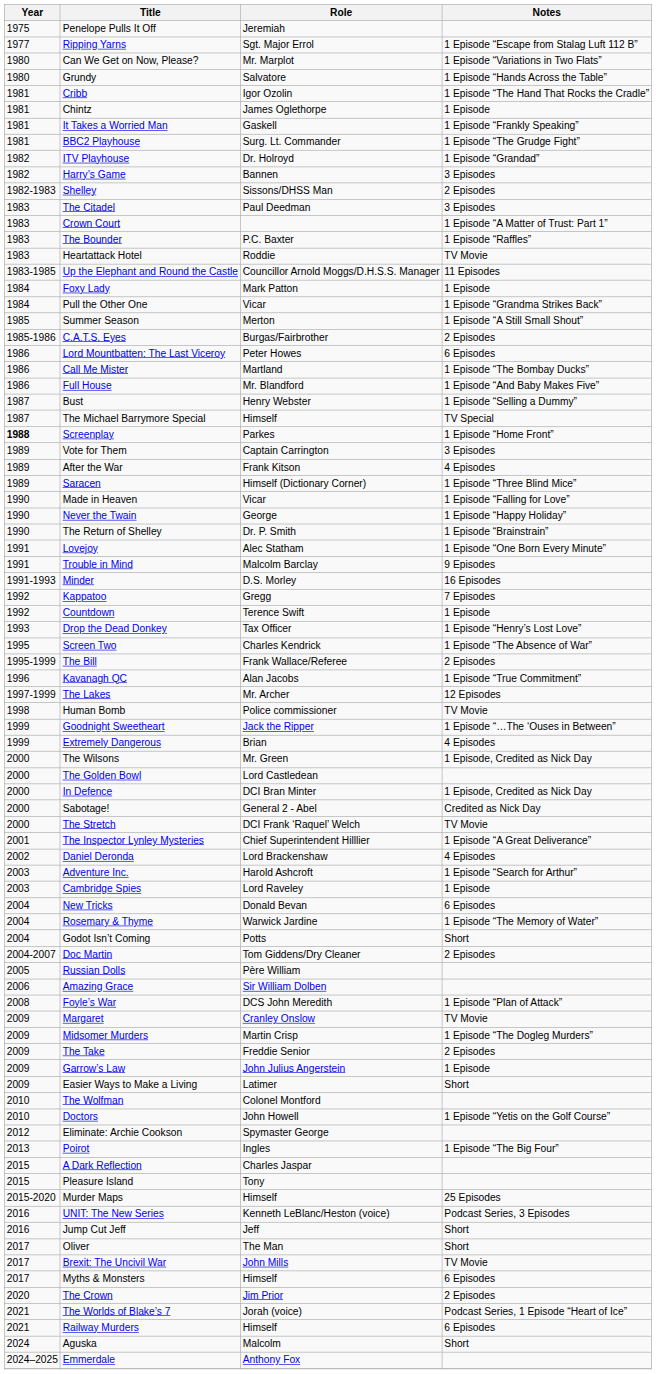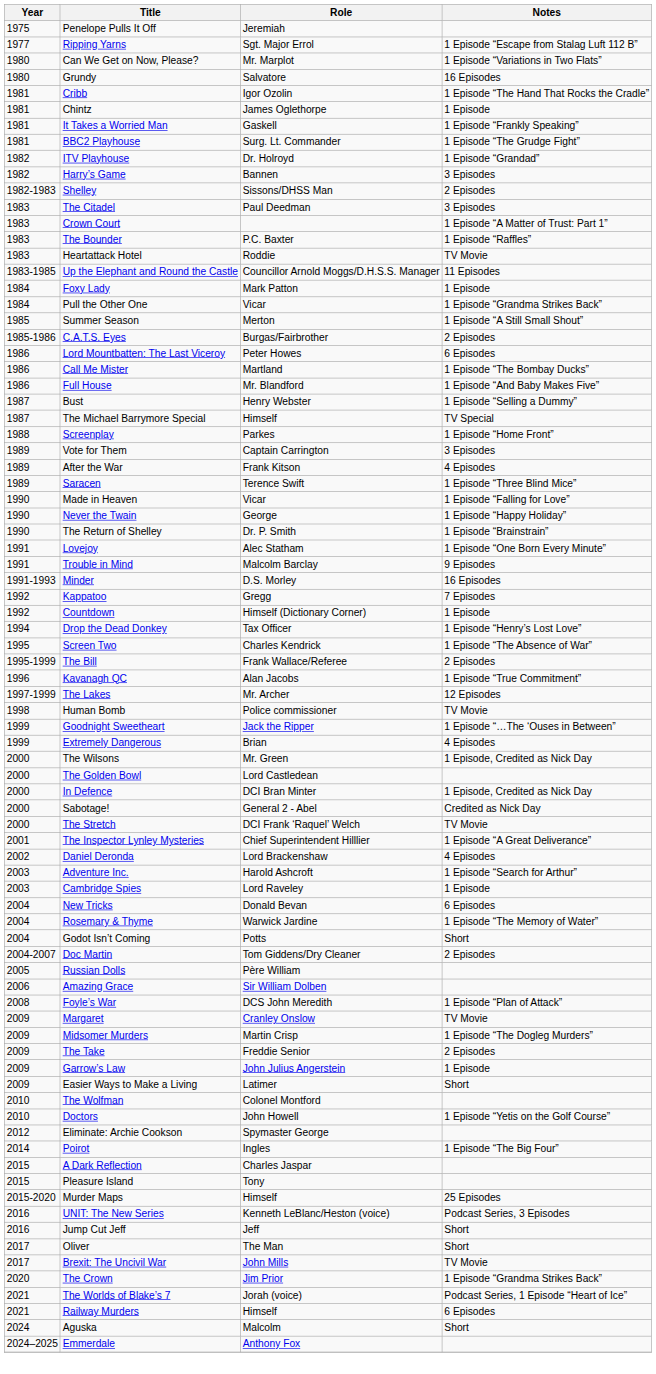(526, 77) 1 Episode “Hands Across the Table” -> (473, 77) 16 Episodes
(18, 434) bold -> (18, 434) normal
(304, 483) Himself (Dictionary Corner) -> (273, 483) Terence Swift
(273, 613) Terence Swift -> (304, 613) Himself (Dictionary Corner)
(18, 629) 1993 -> (18, 629) 1994
(18, 1149) 2013 -> (18, 1149) 2014
- row: (104, 1279)
(470, 1295) 2 Episodes -> (523, 1279) 1 Episode “Grandma Strikes Back”
